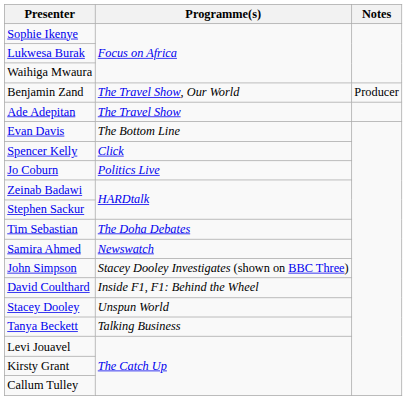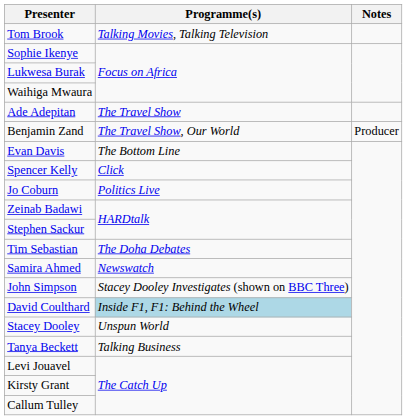+ row: (35, 33)
rows swapped: (41, 111) <-> (45, 92)
(178, 287) no background -> (178, 307) lightblue background
